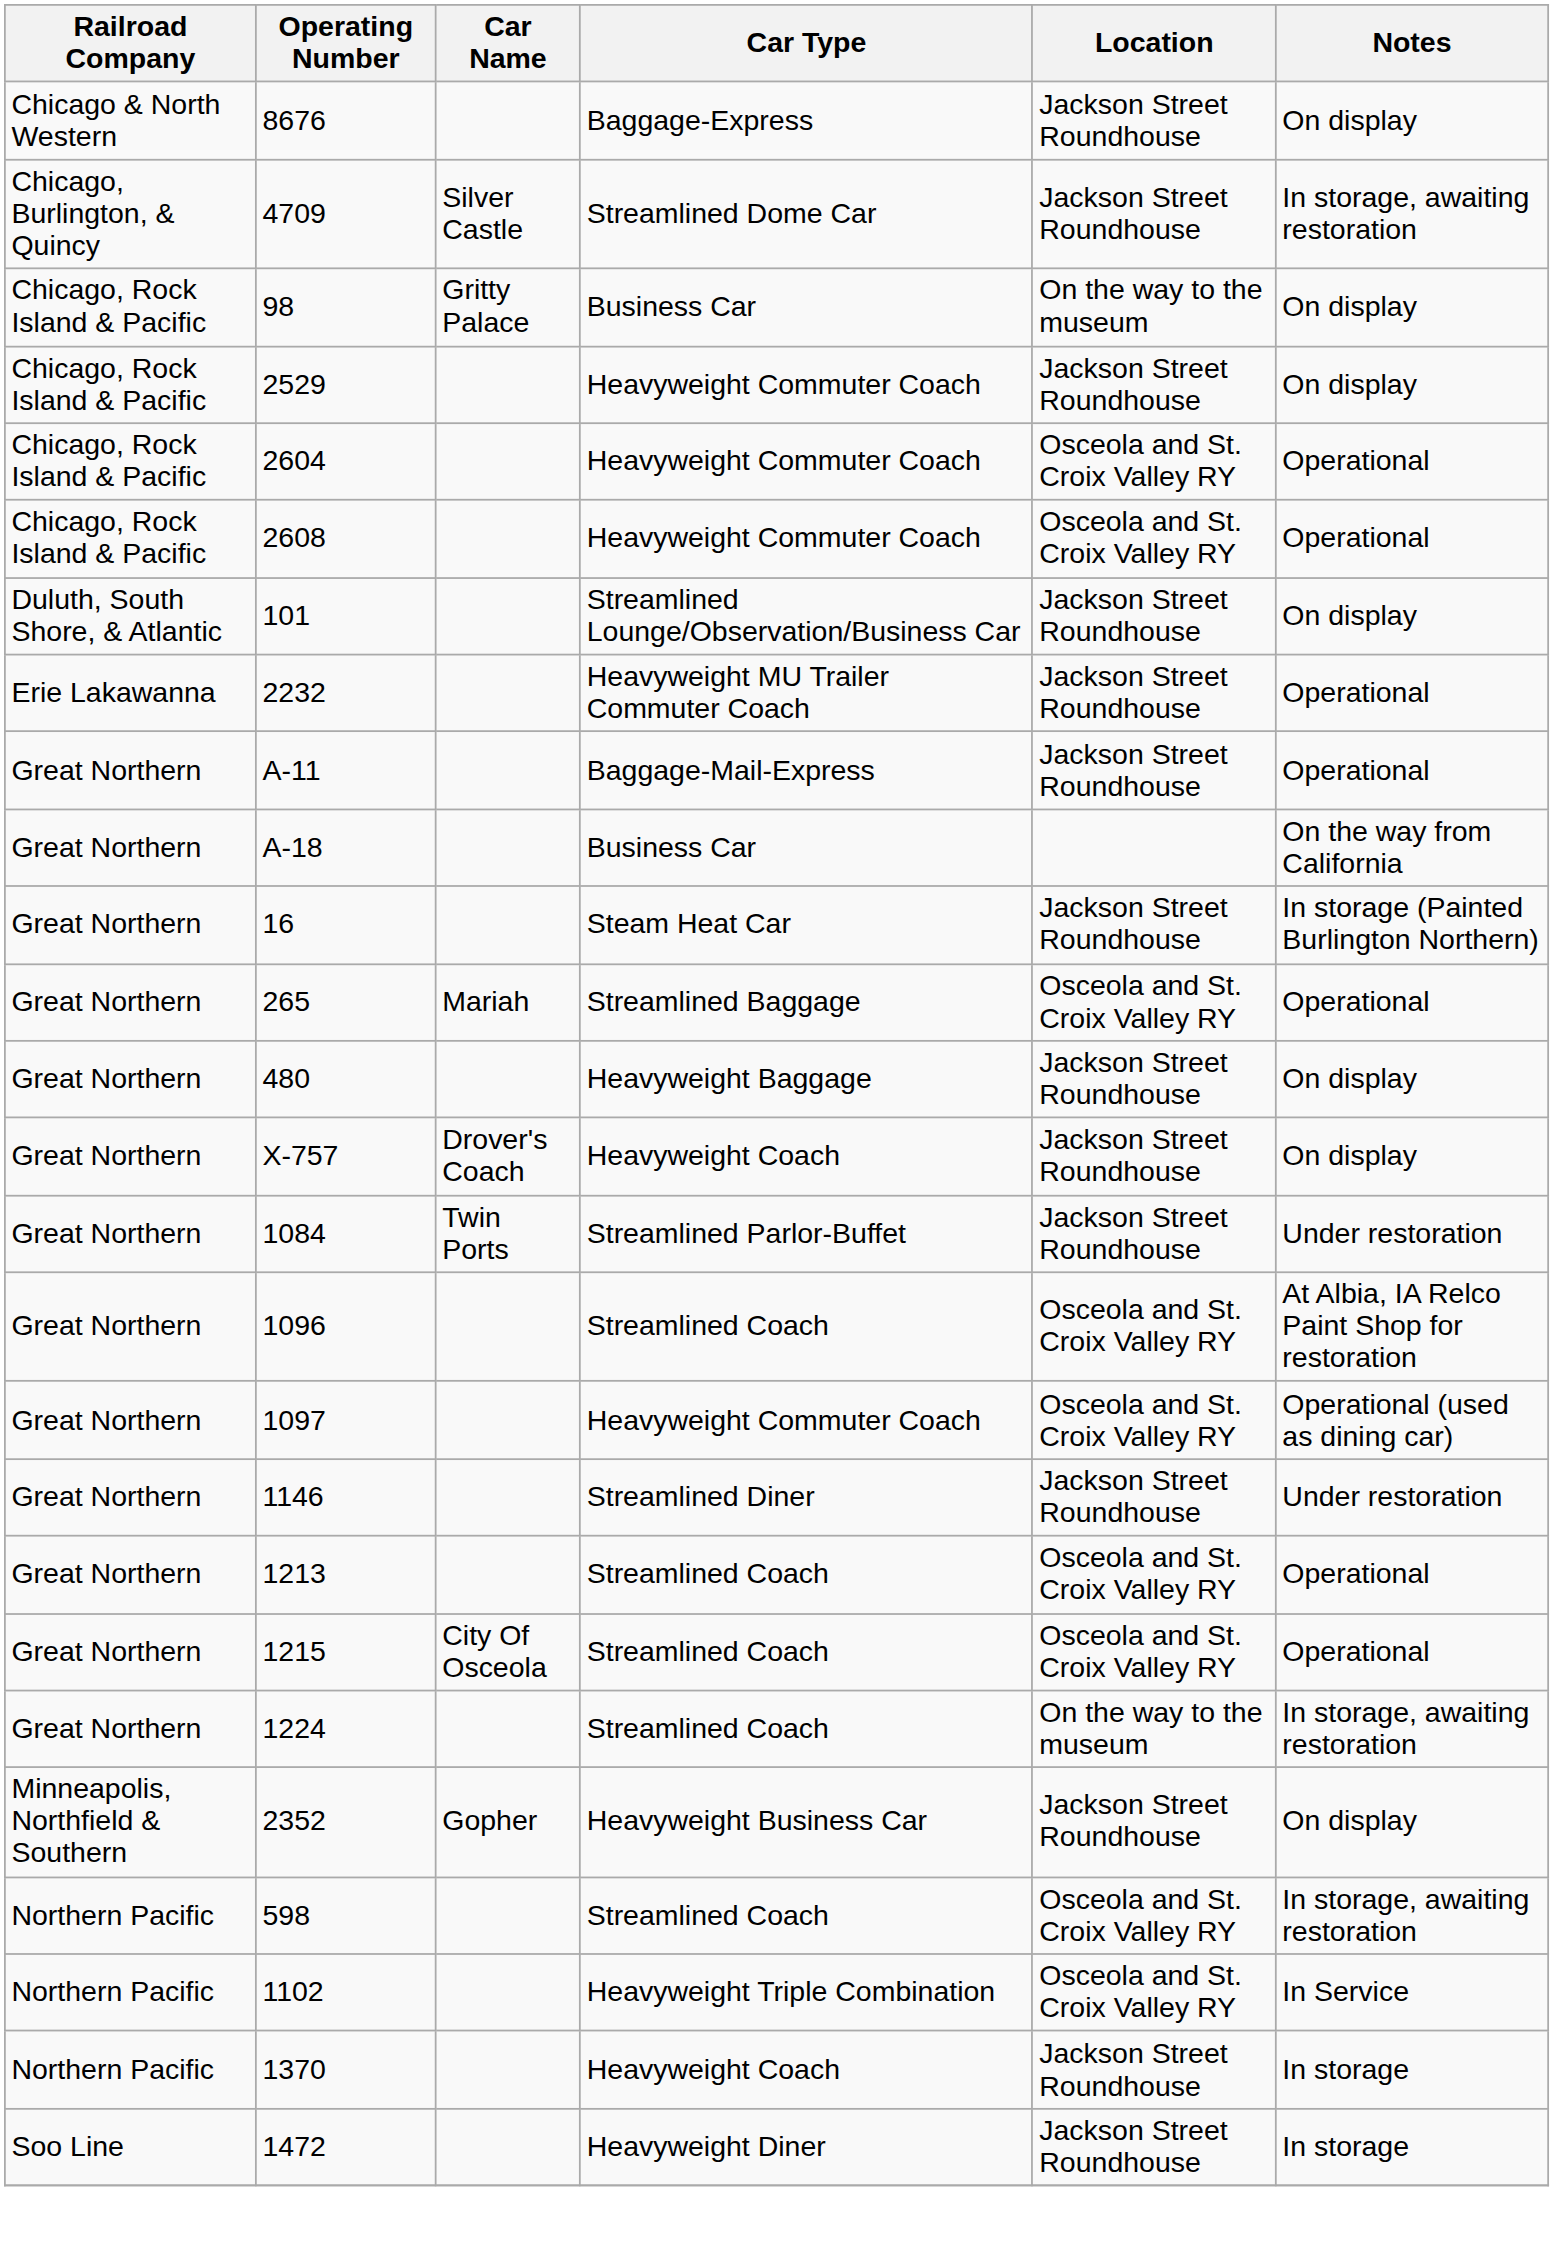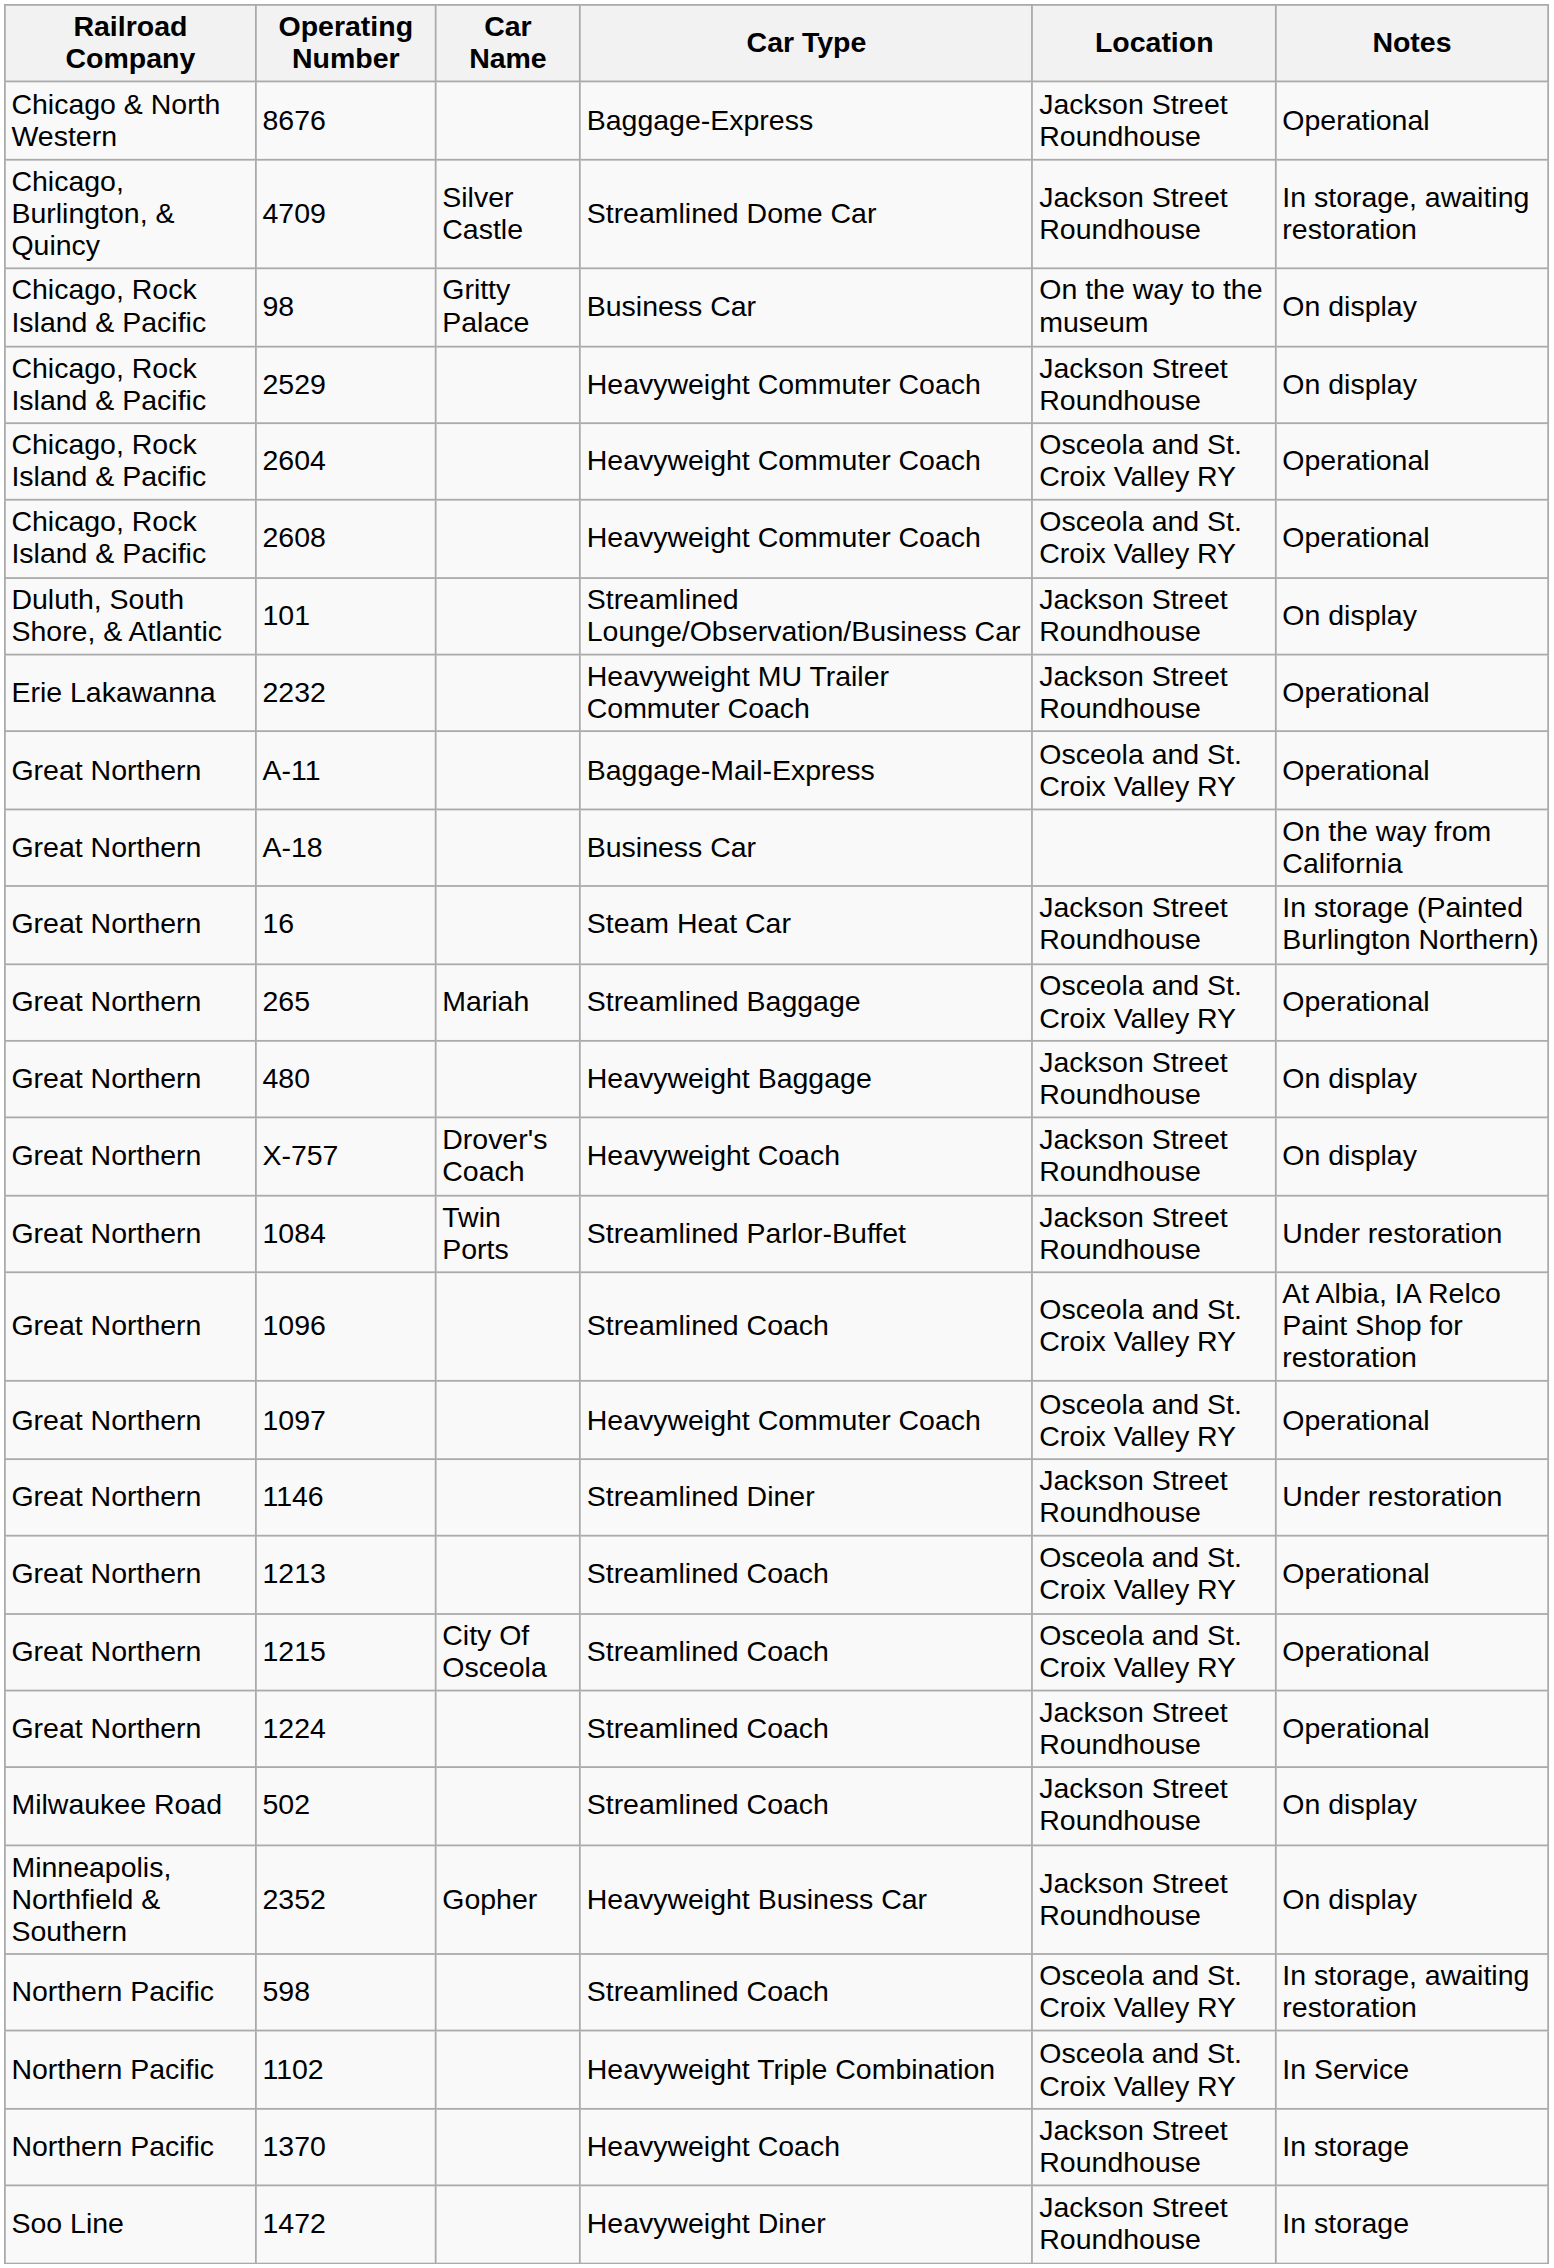(1350, 120) On display -> (1356, 120) Operational
(1133, 770) Jackson Street Roundhouse -> (1141, 770) Osceola and St. Croix Valley RY
(1396, 1419) Operational (used as dining car) -> (1356, 1419) Operational
(1151, 1728) On the way to the museum -> (1133, 1728) Jackson Street Roundhouse
(1406, 1728) In storage, awaiting restoration -> (1356, 1728) Operational
+ row: (286, 1805)
